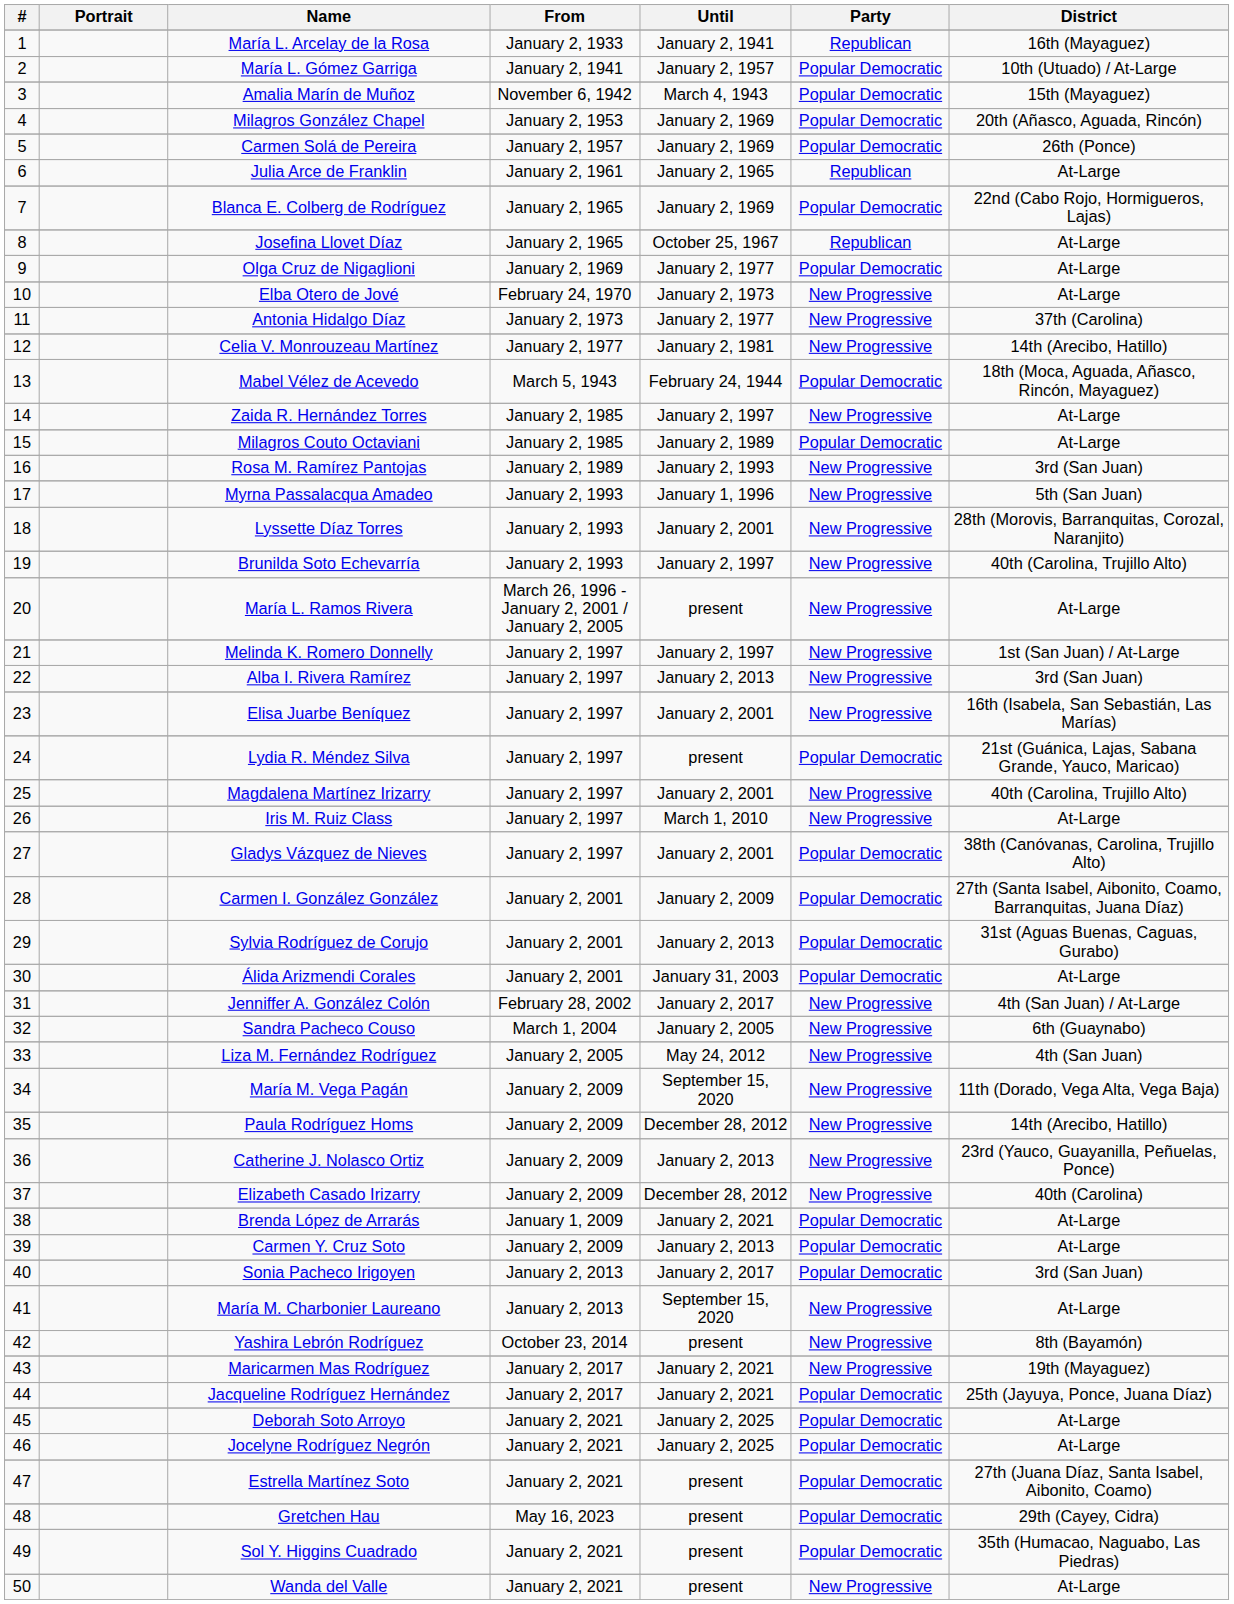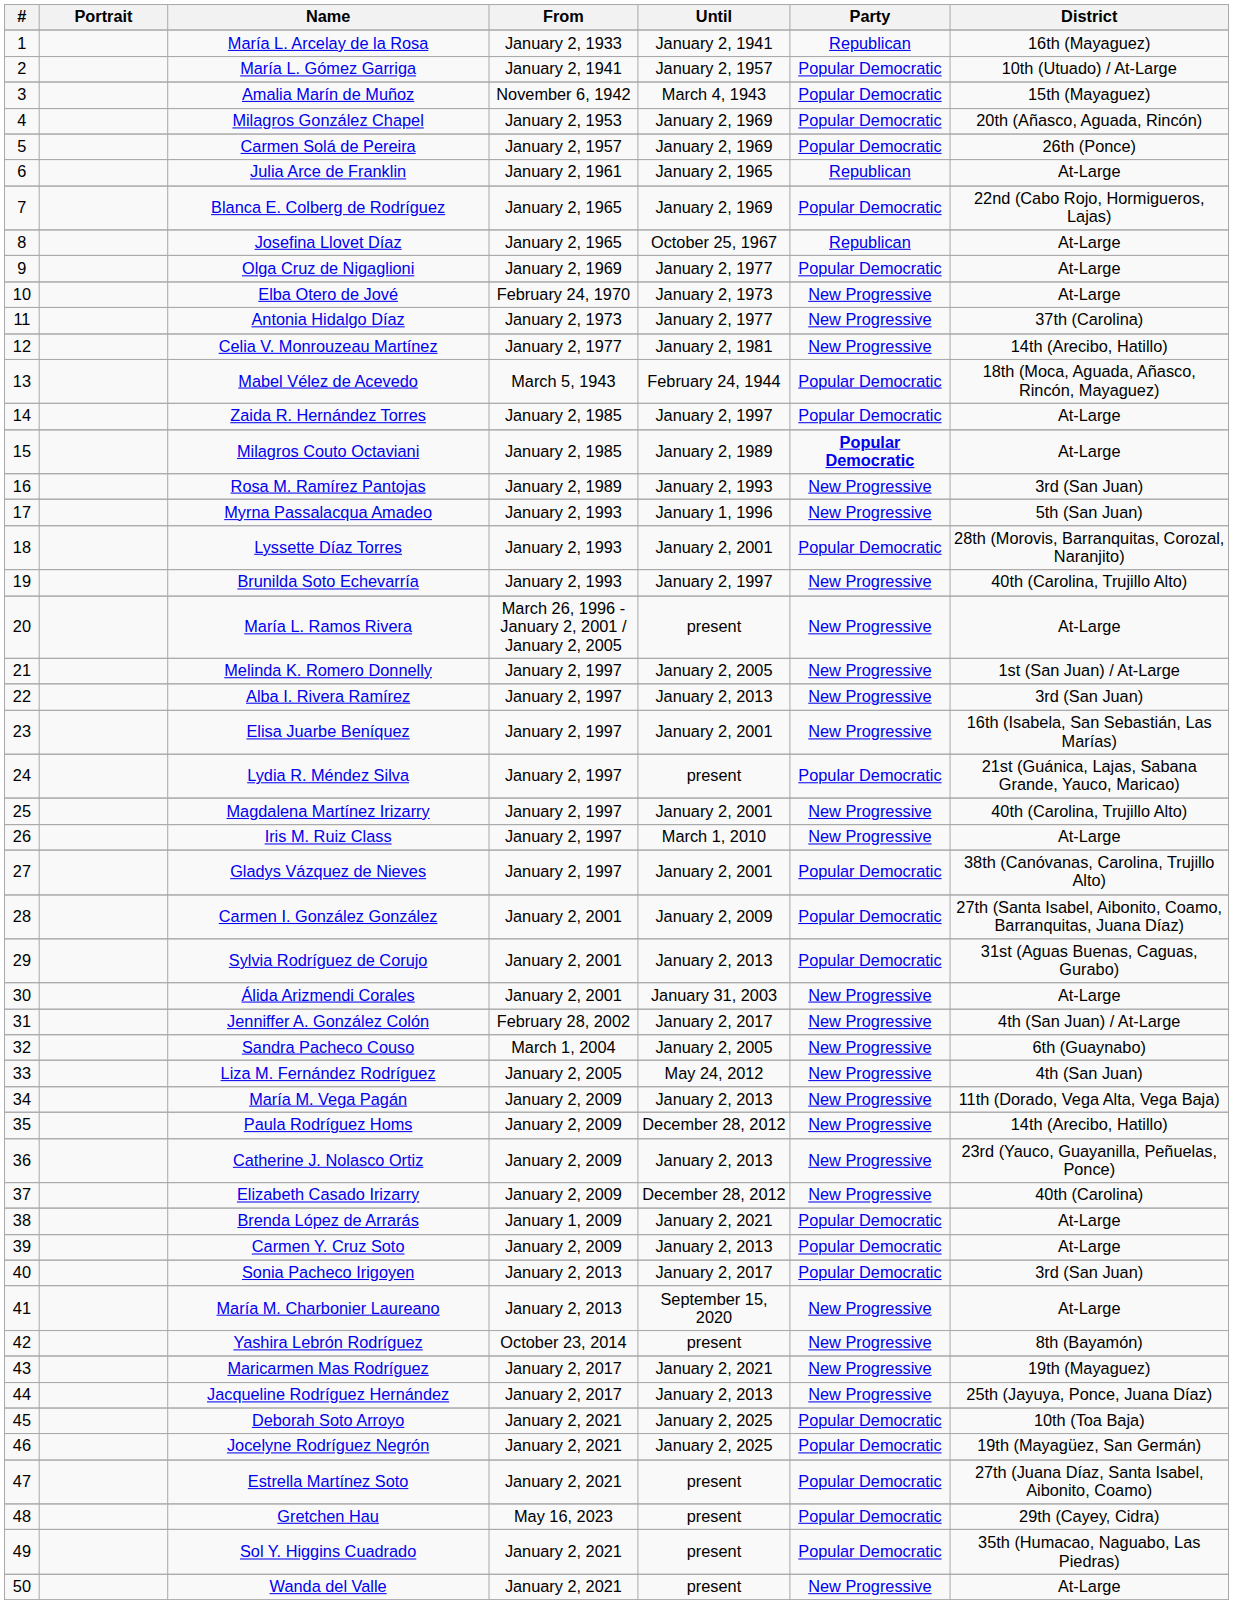(870, 416) New Progressive -> (870, 416) Popular Democratic
(870, 442) normal -> (870, 451) bold
(870, 529) New Progressive -> (870, 547) Popular Democratic
(716, 652) January 2, 1997 -> (714, 671) January 2, 2005
(870, 977) Popular Democratic -> (870, 995) New Progressive
(716, 1090) September 15, 2020 -> (714, 1099) January 2, 2013
(716, 1394) January 2, 2021 -> (714, 1394) January 2, 2013
(870, 1394) Popular Democratic -> (870, 1394) New Progressive
(1089, 1420) At-Large -> (1089, 1420) 10th (Toa Baja)
(1089, 1446) At-Large -> (1089, 1446) 19th (Mayagüez, San Germán)
